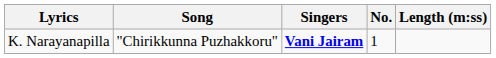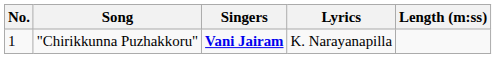columns swapped: (381, 16) <-> (59, 16)
